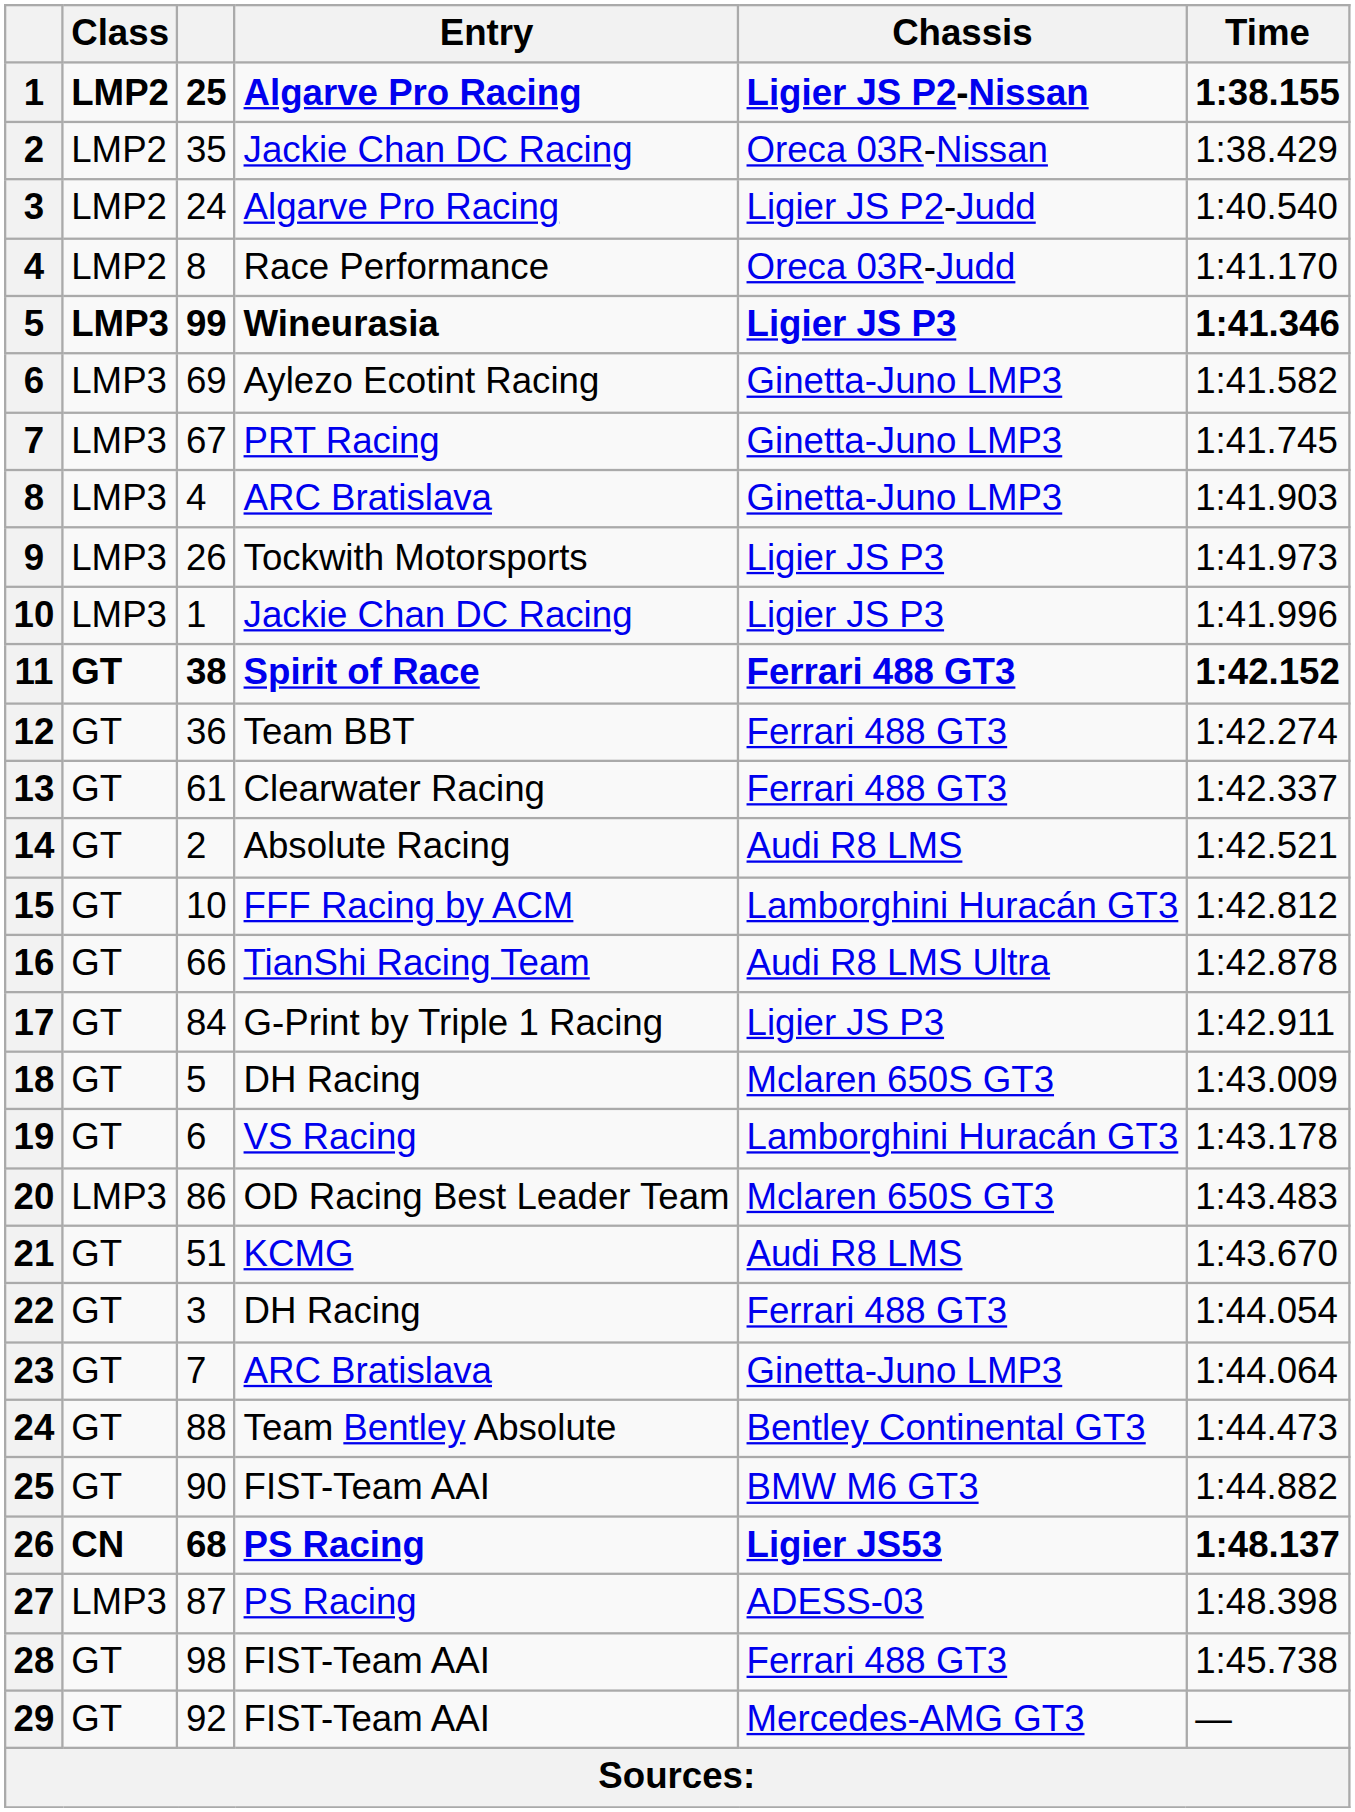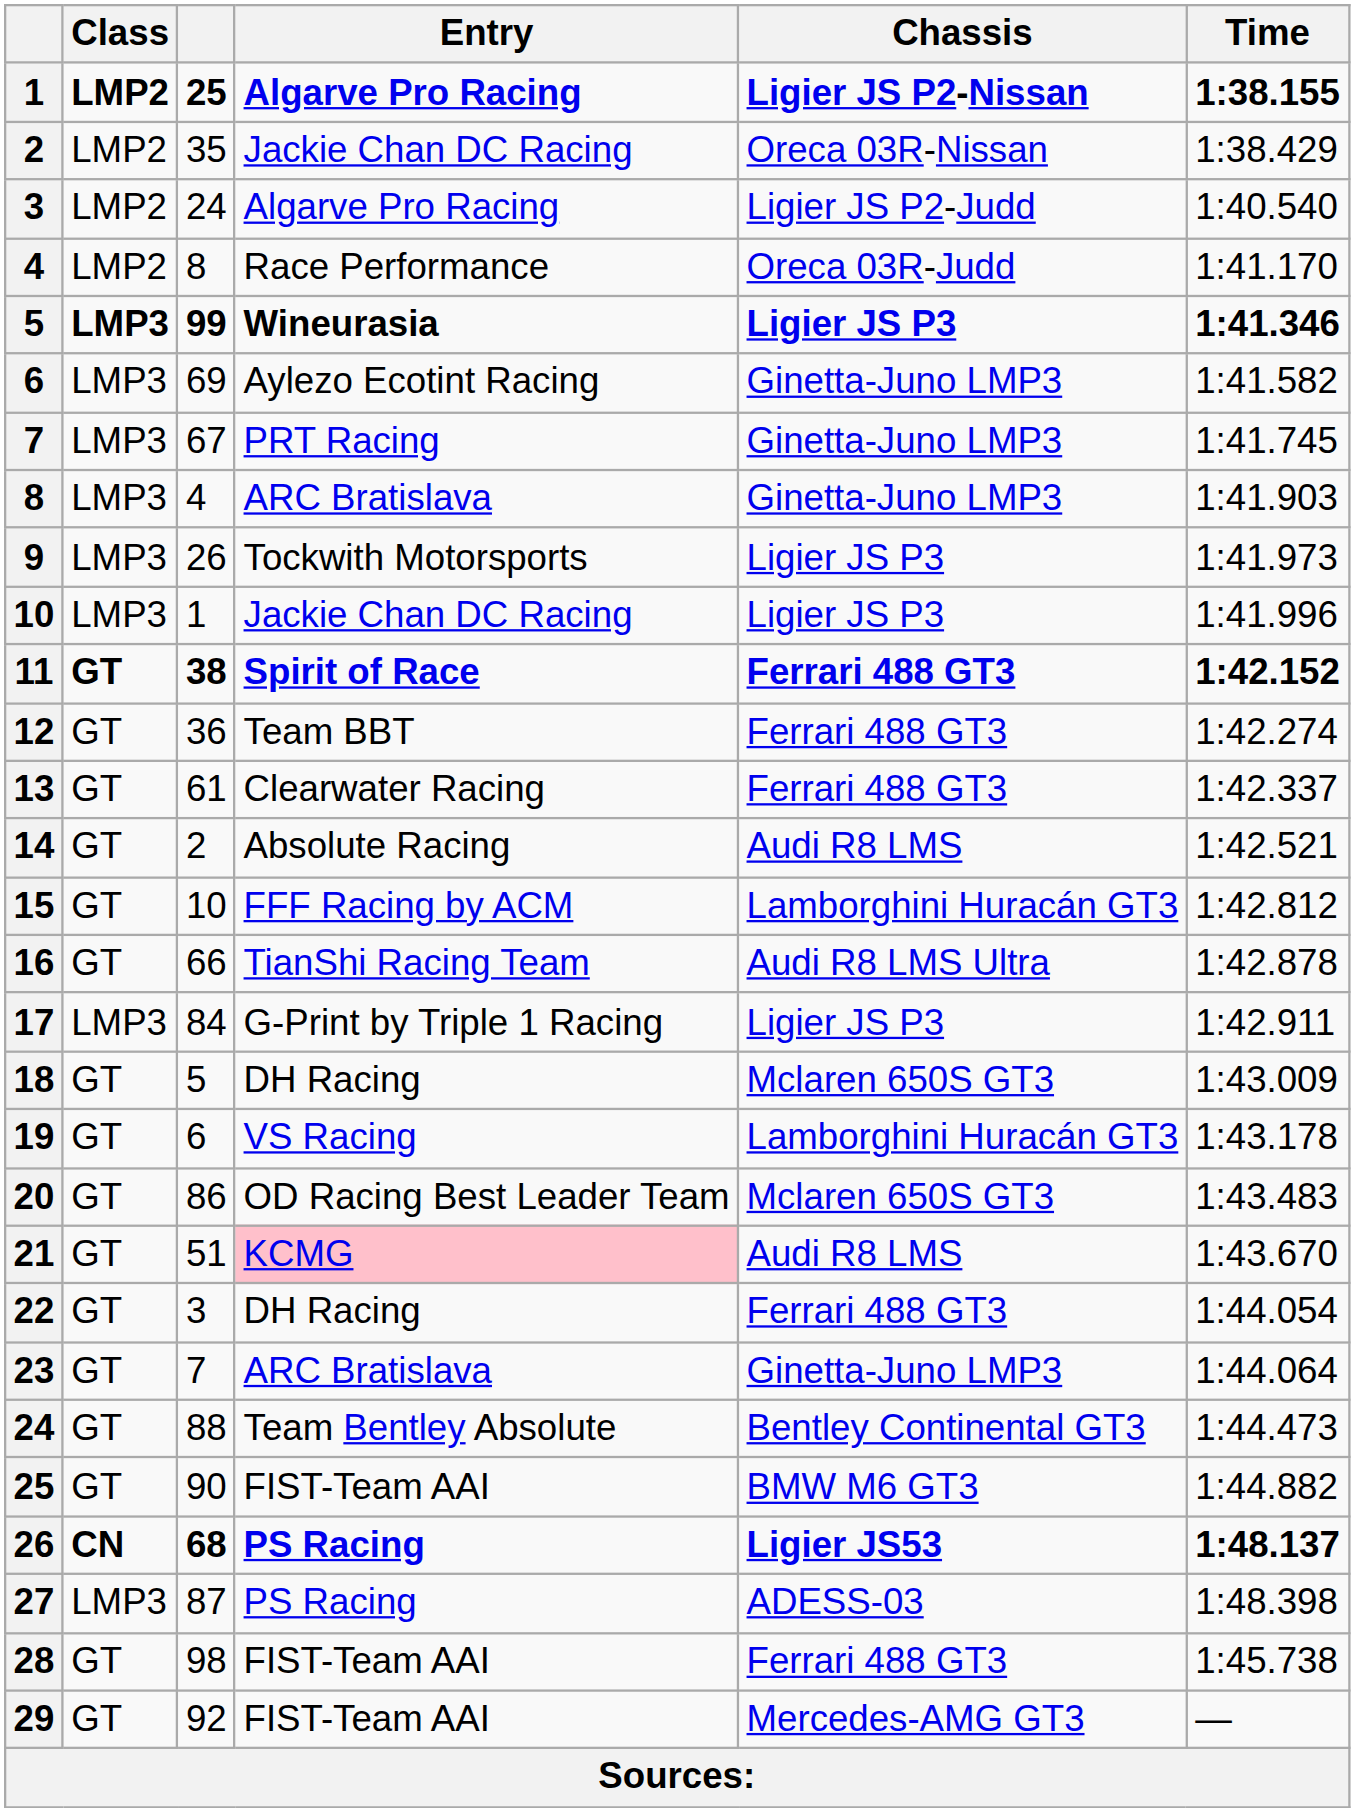(97, 1021) GT -> (119, 1021) LMP3
(119, 1195) LMP3 -> (97, 1195) GT
(299, 1253) no background -> (299, 1253) pink background
